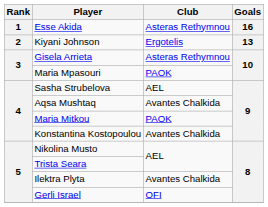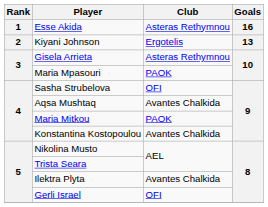(155, 88) AEL -> (154, 88) OFI
